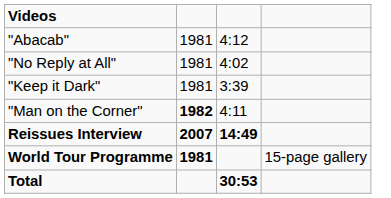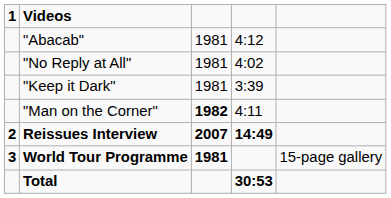+ column: (12, 16)
